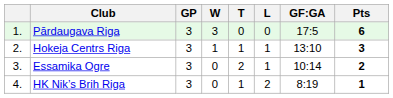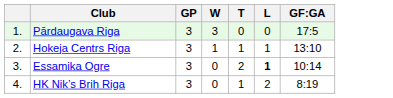- column: (362, 13)
(267, 66) normal -> (267, 66) bold
